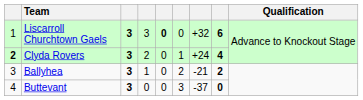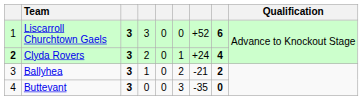(164, 34) bold -> (164, 34) normal
(201, 34) +32 -> (201, 34) +52
(201, 87) -37 -> (201, 87) -35
